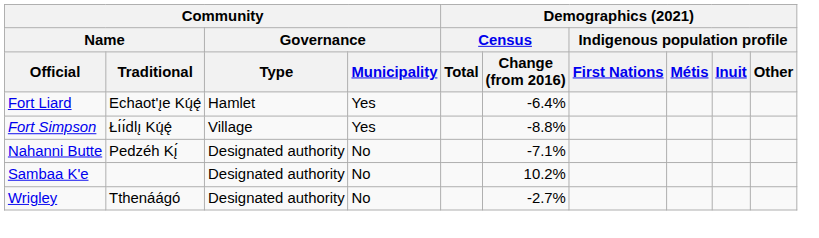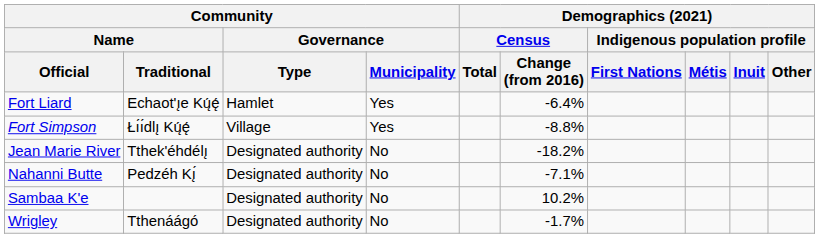+ row: (64, 151)
(546, 198) -2.7% -> (565, 221) -1.7%
